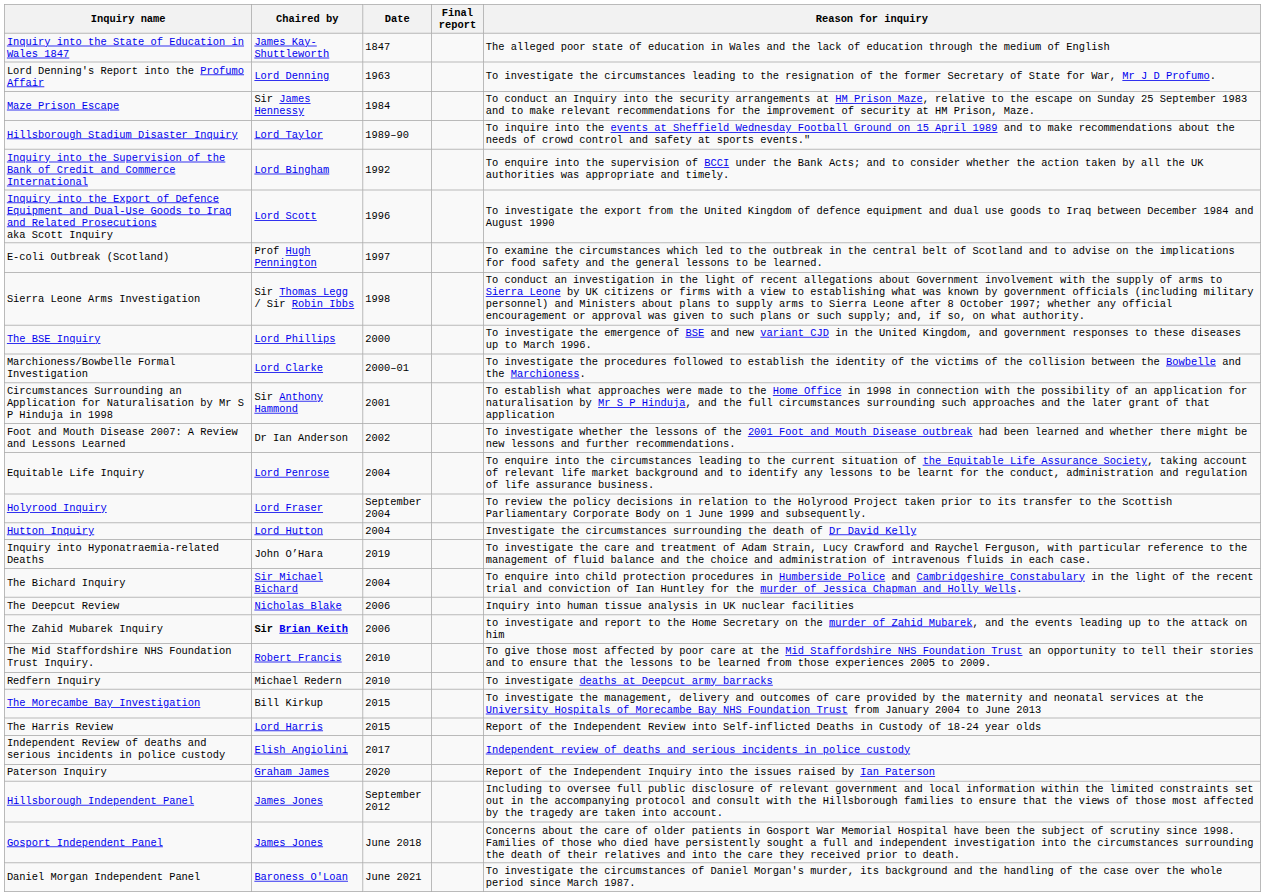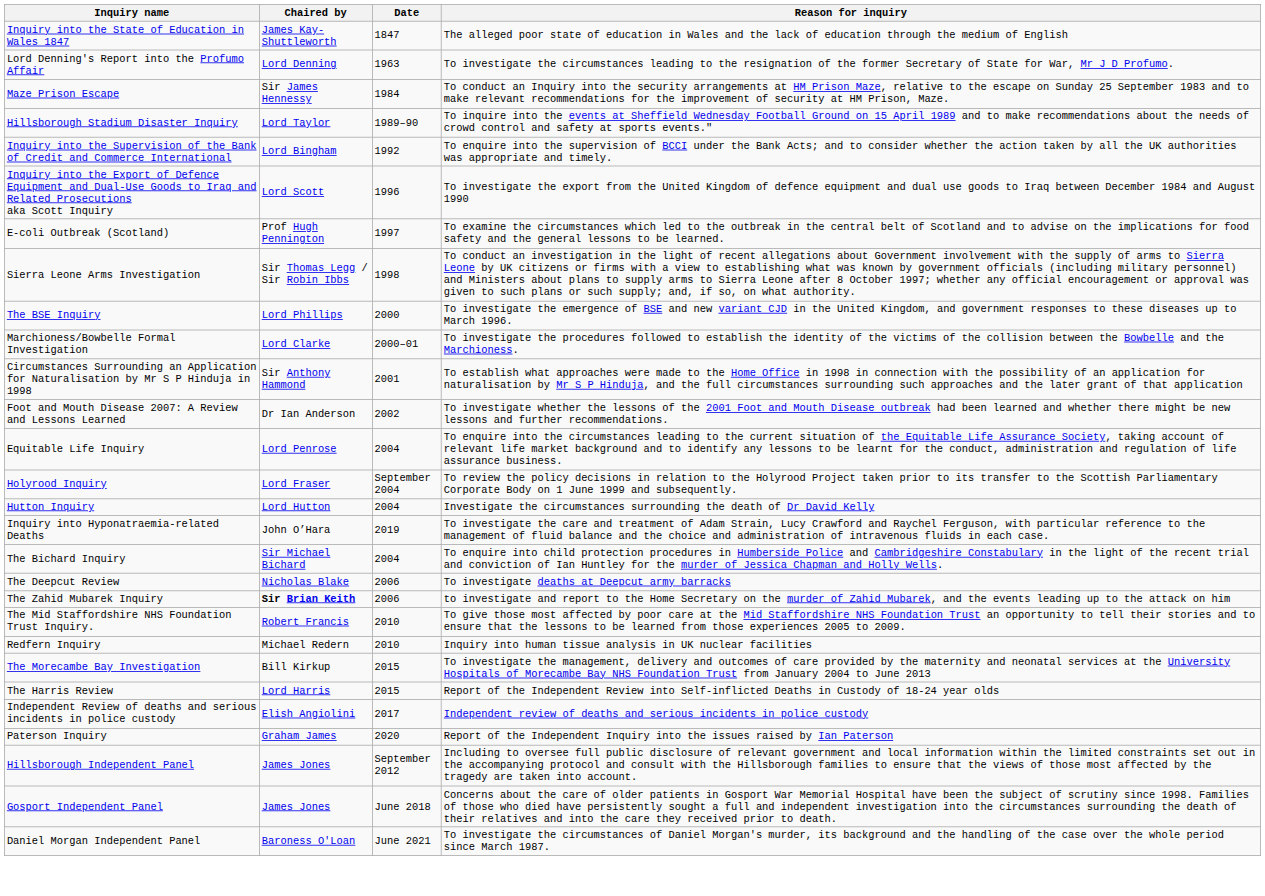- column: (457, 19)
(670, 606) Inquiry into human tissue analysis in UK nuclear facilities -> (587, 582) To investigate deaths at Deepcut army barracks
(629, 681) To investigate deaths at Deepcut army barracks -> (628, 645) Inquiry into human tissue analysis in UK nuclear facilities
